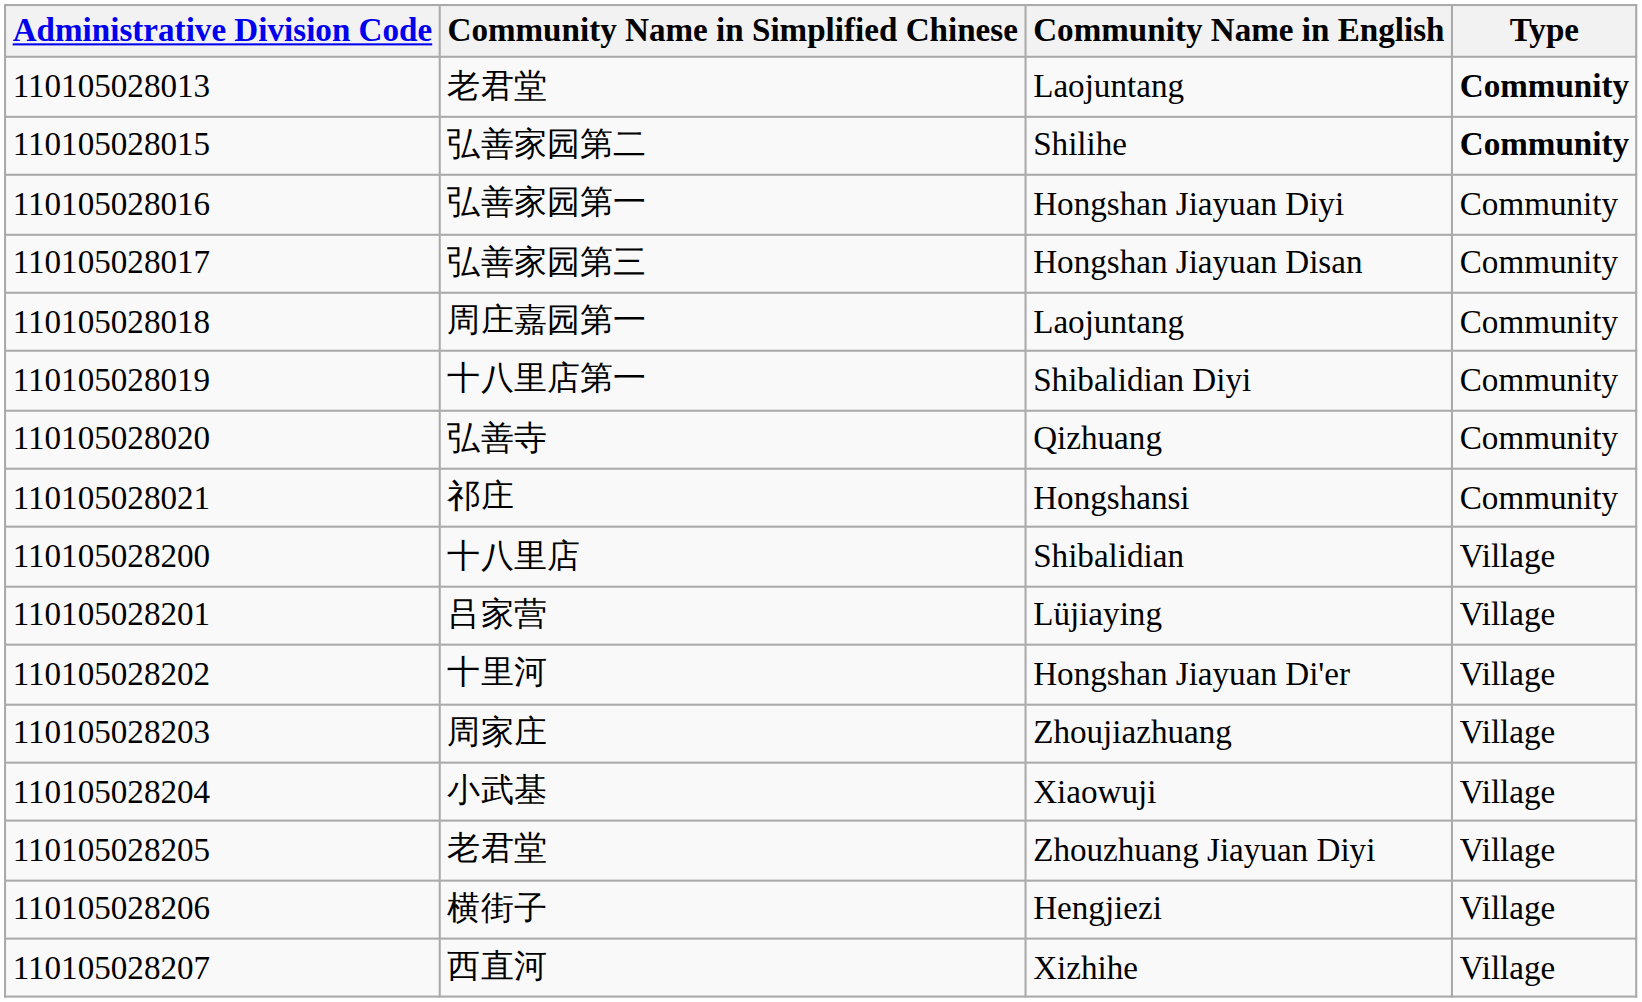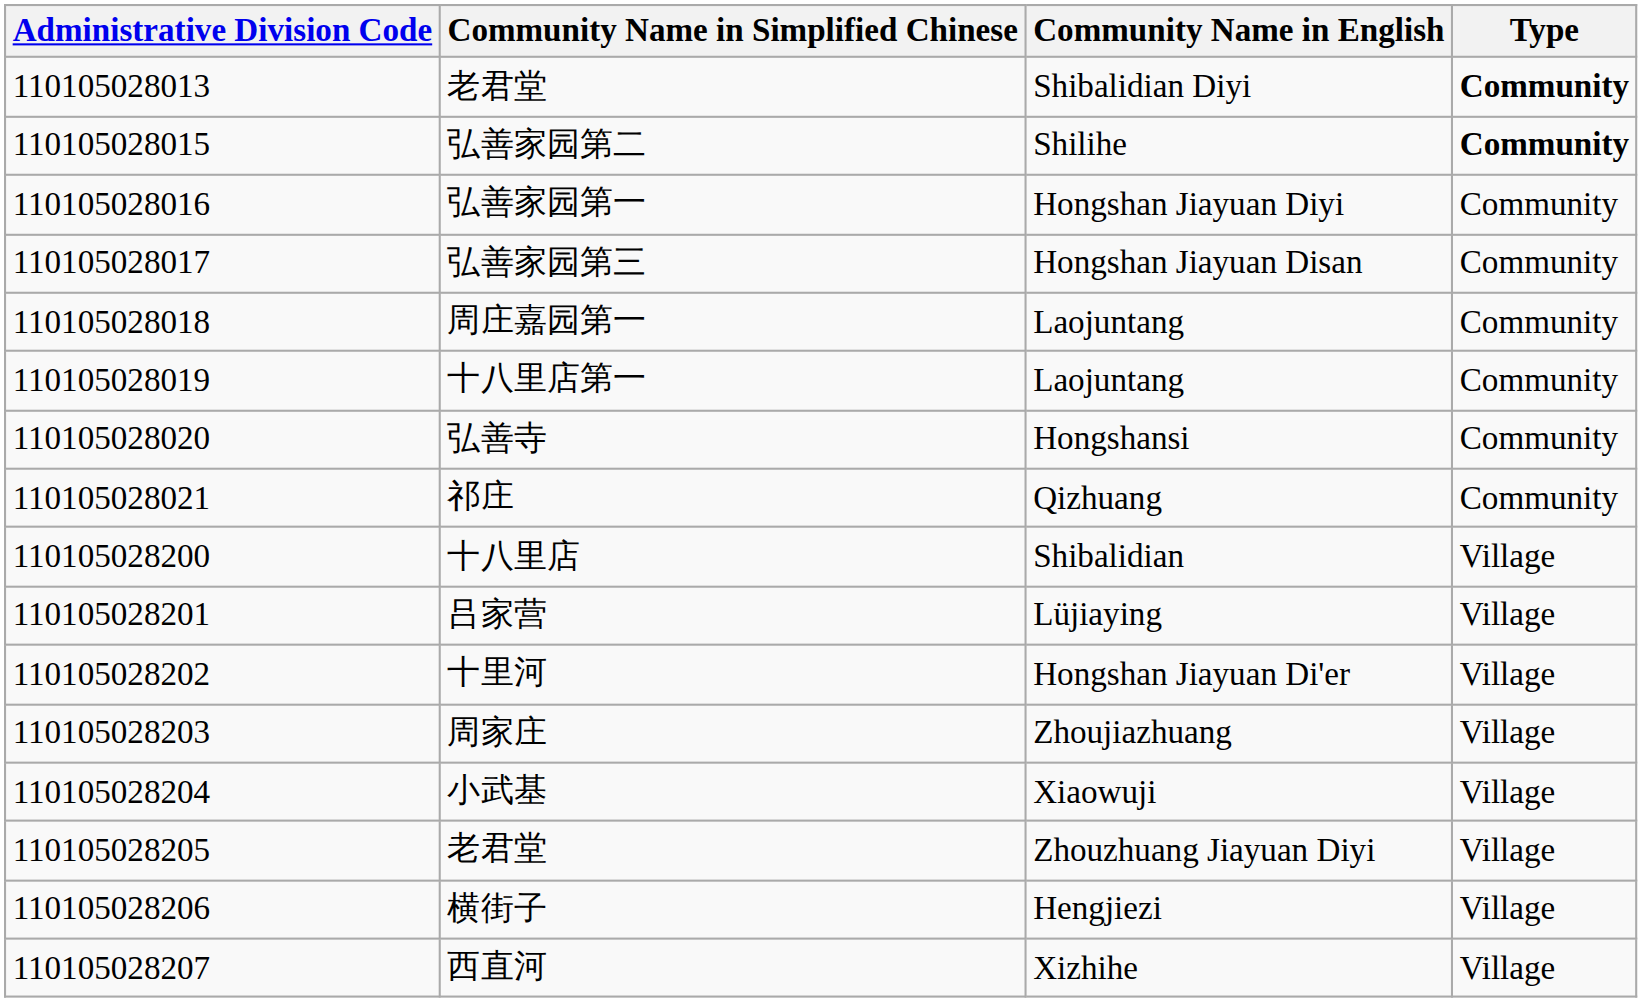(1109, 86) Laojuntang -> (1142, 86) Shibalidian Diyi
(1142, 380) Shibalidian Diyi -> (1109, 380) Laojuntang
(1098, 438) Qizhuang -> (1111, 438) Hongshansi
(1111, 497) Hongshansi -> (1098, 497) Qizhuang
